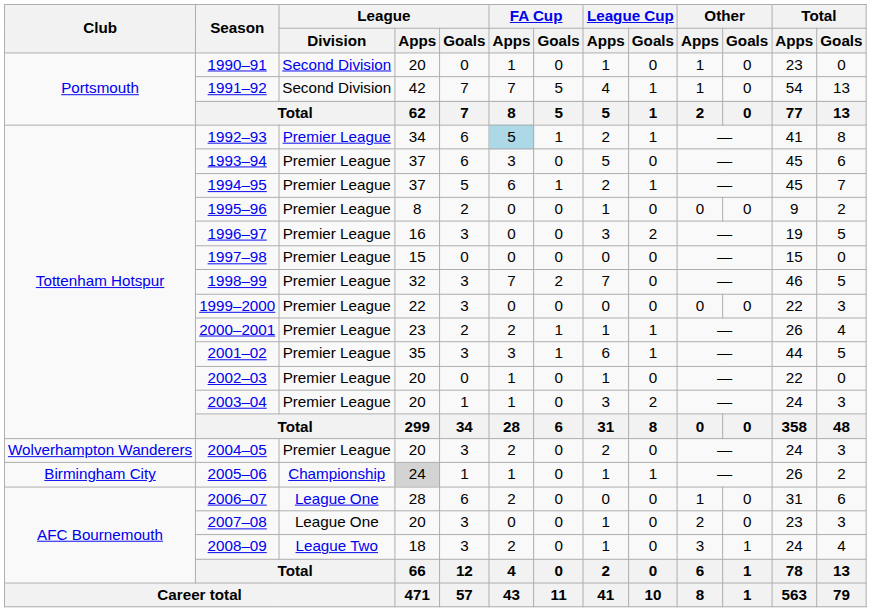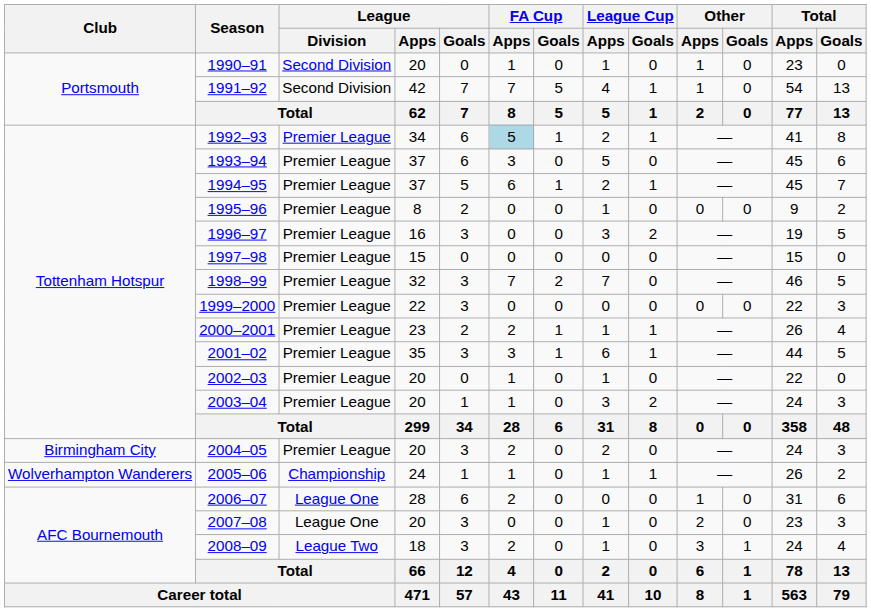(100, 450) Wolverhampton Wanderers -> (100, 450) Birmingham City
(100, 474) Birmingham City -> (100, 474) Wolverhampton Wanderers
(417, 474) lightgrey background -> (417, 474) no background
